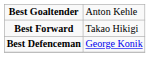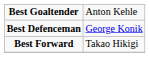rows swapped: (44, 44) <-> (44, 28)
